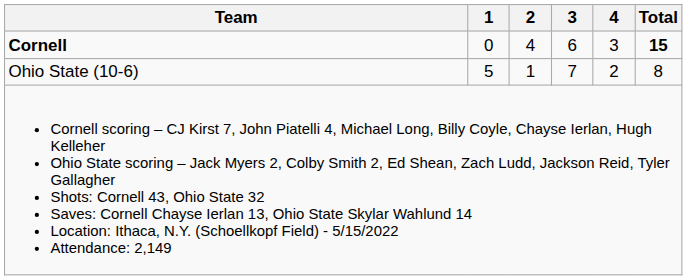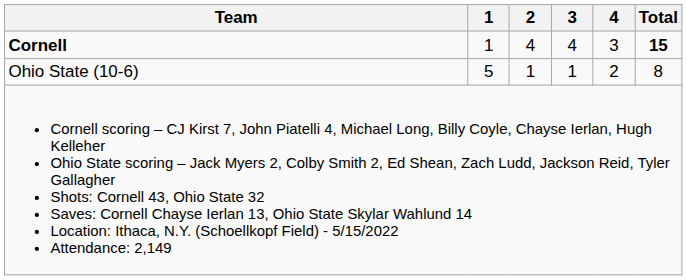(489, 44) 0 -> (489, 44) 1
(572, 44) 6 -> (572, 44) 4
(572, 71) 7 -> (572, 71) 1
